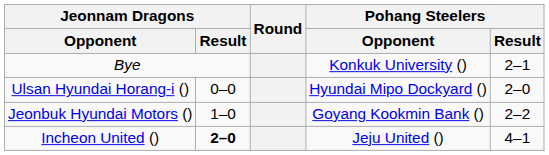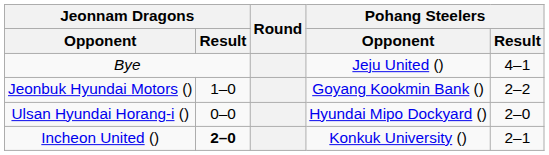(398, 65) Konkuk University () -> (398, 65) Jeju United ()
(517, 65) 2–1 -> (517, 65) 4–1
rows swapped: (100, 114) <-> (100, 89)
(398, 138) Jeju United () -> (398, 138) Konkuk University ()
(517, 138) 4–1 -> (517, 138) 2–1
